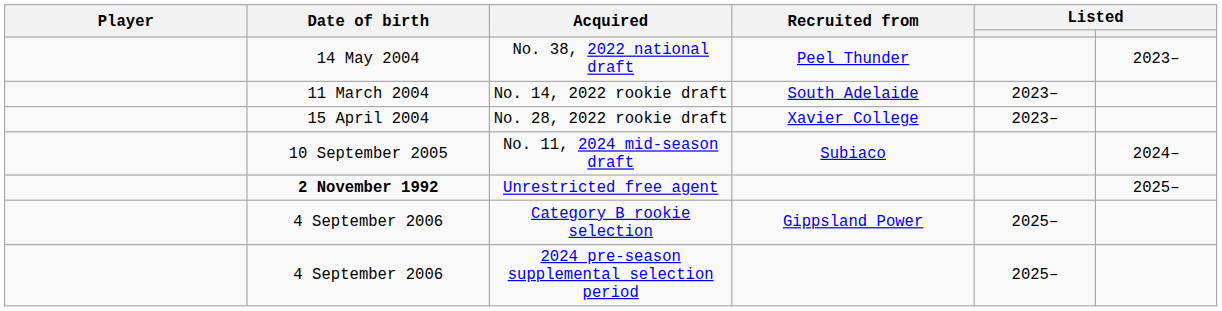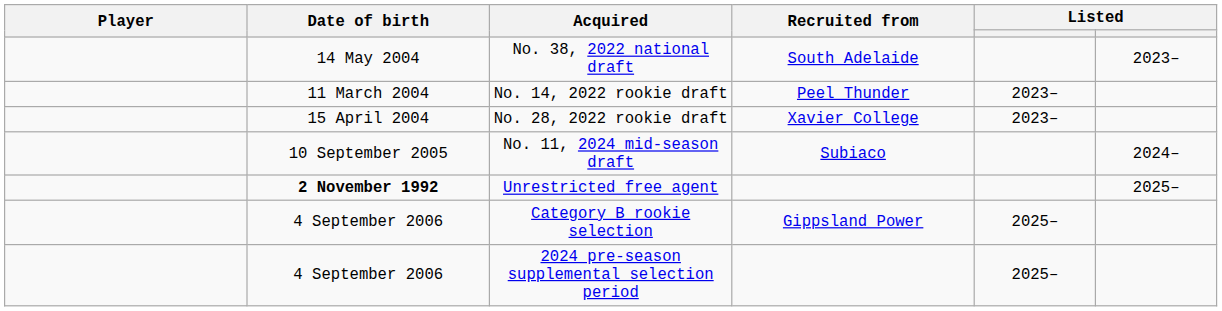(853, 59) Peel Thunder -> (853, 59) South Adelaide
(853, 94) South Adelaide -> (853, 94) Peel Thunder
